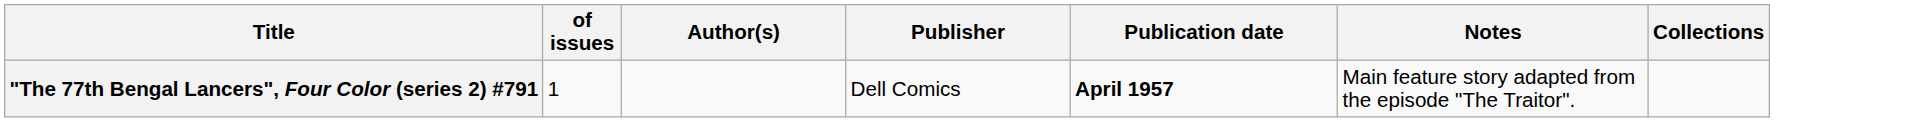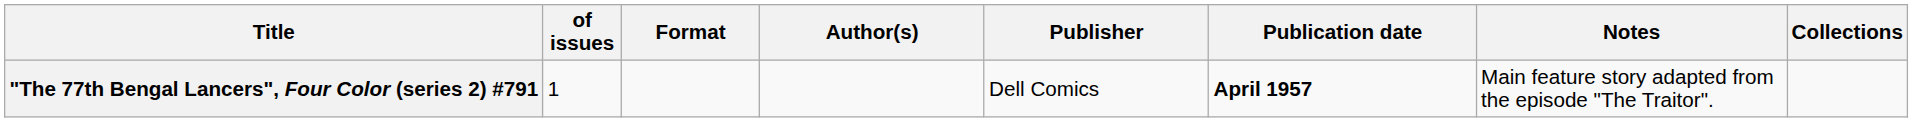+ column: (691, 32)
